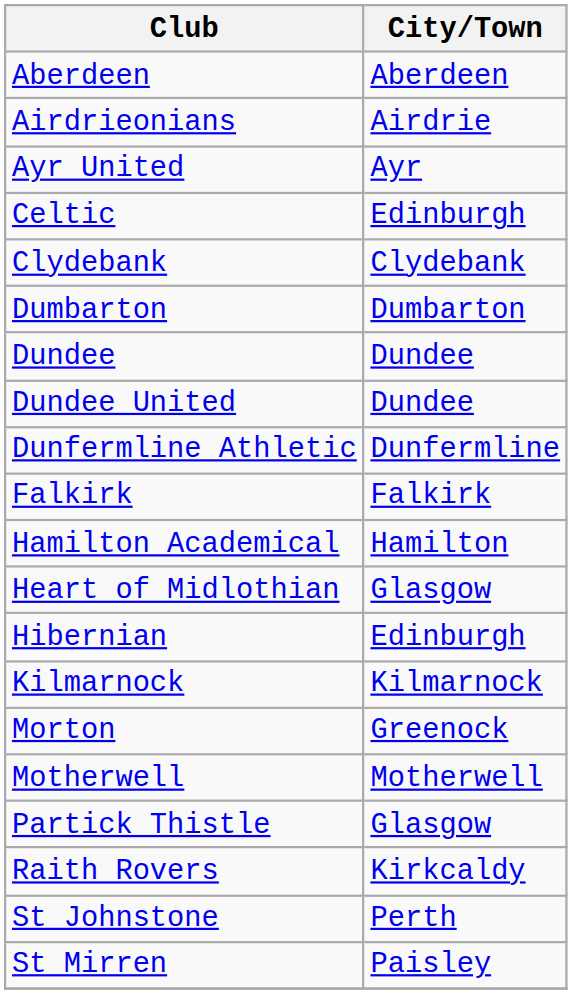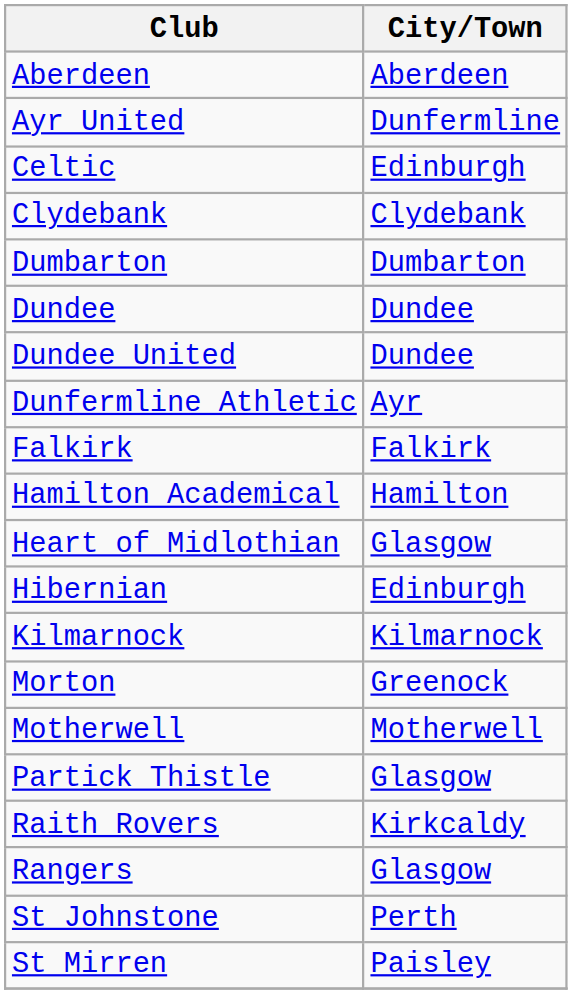- row: (124, 122)
(396, 169) Ayr -> (465, 122) Dunfermline
(465, 450) Dunfermline -> (396, 403) Ayr
+ row: (72, 871)
